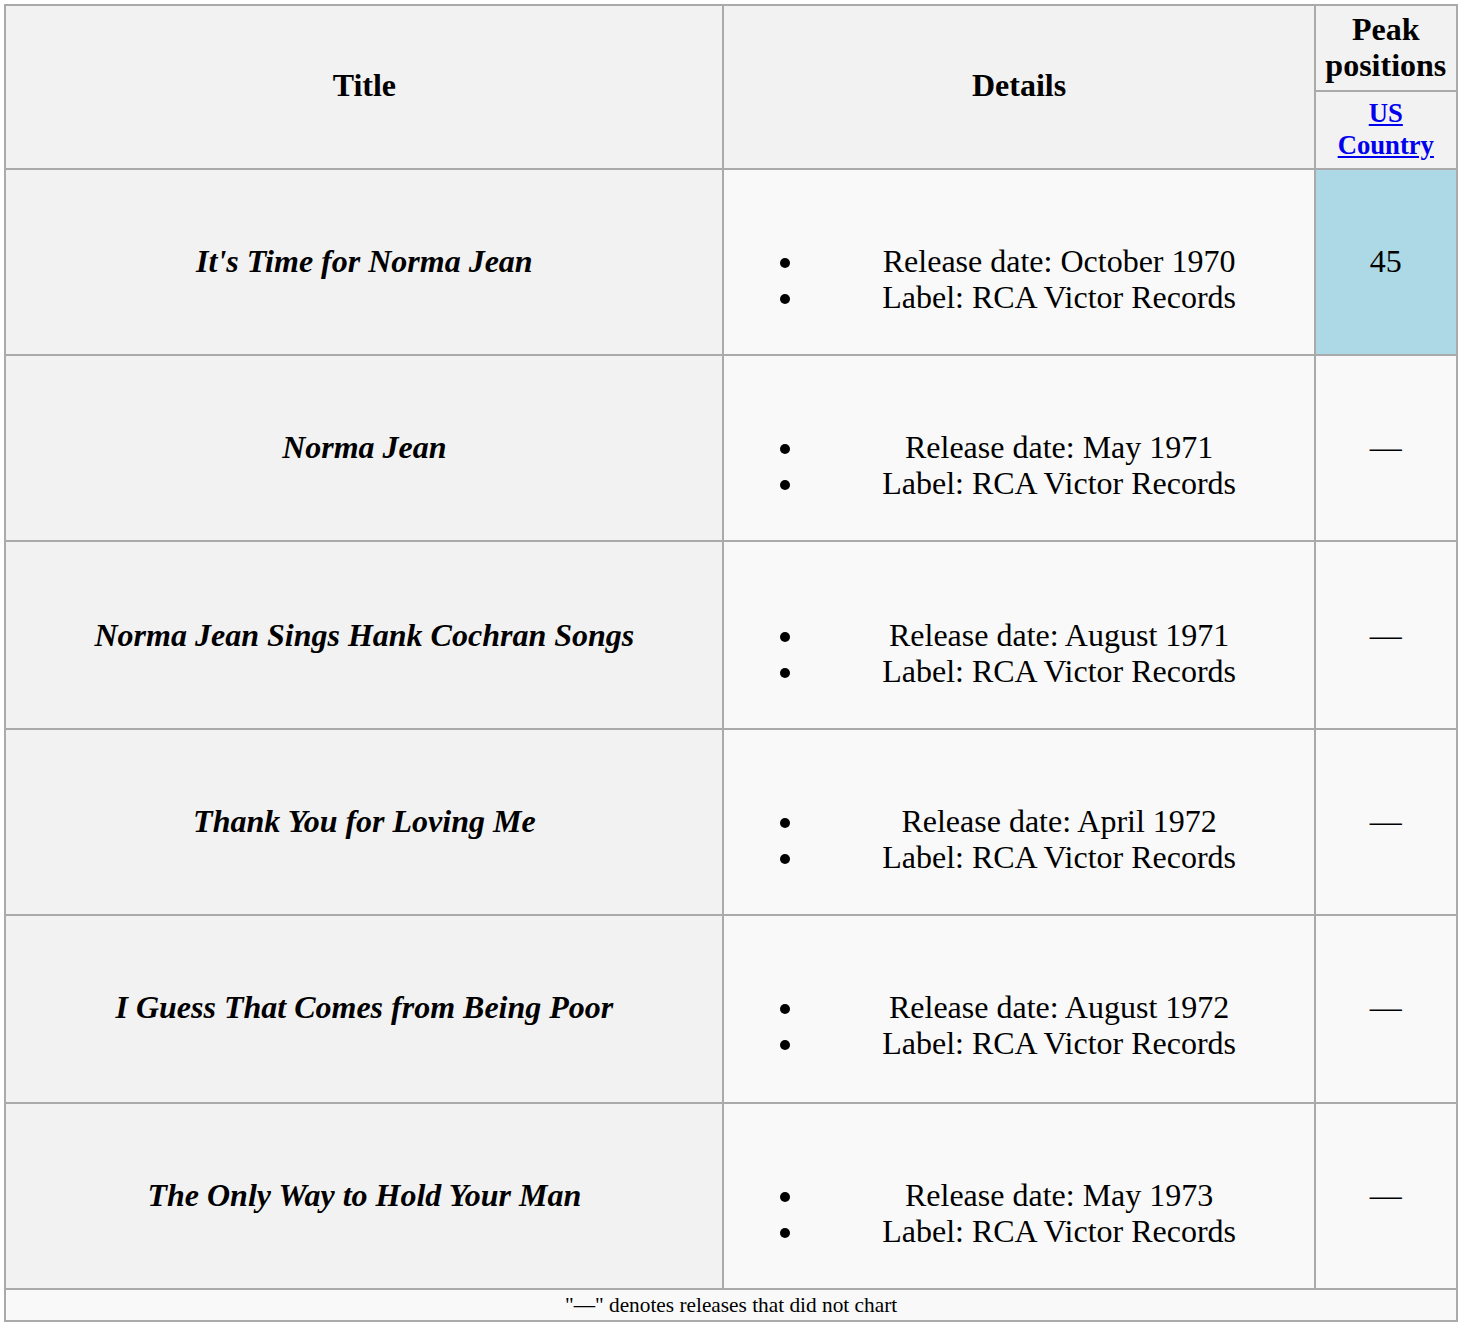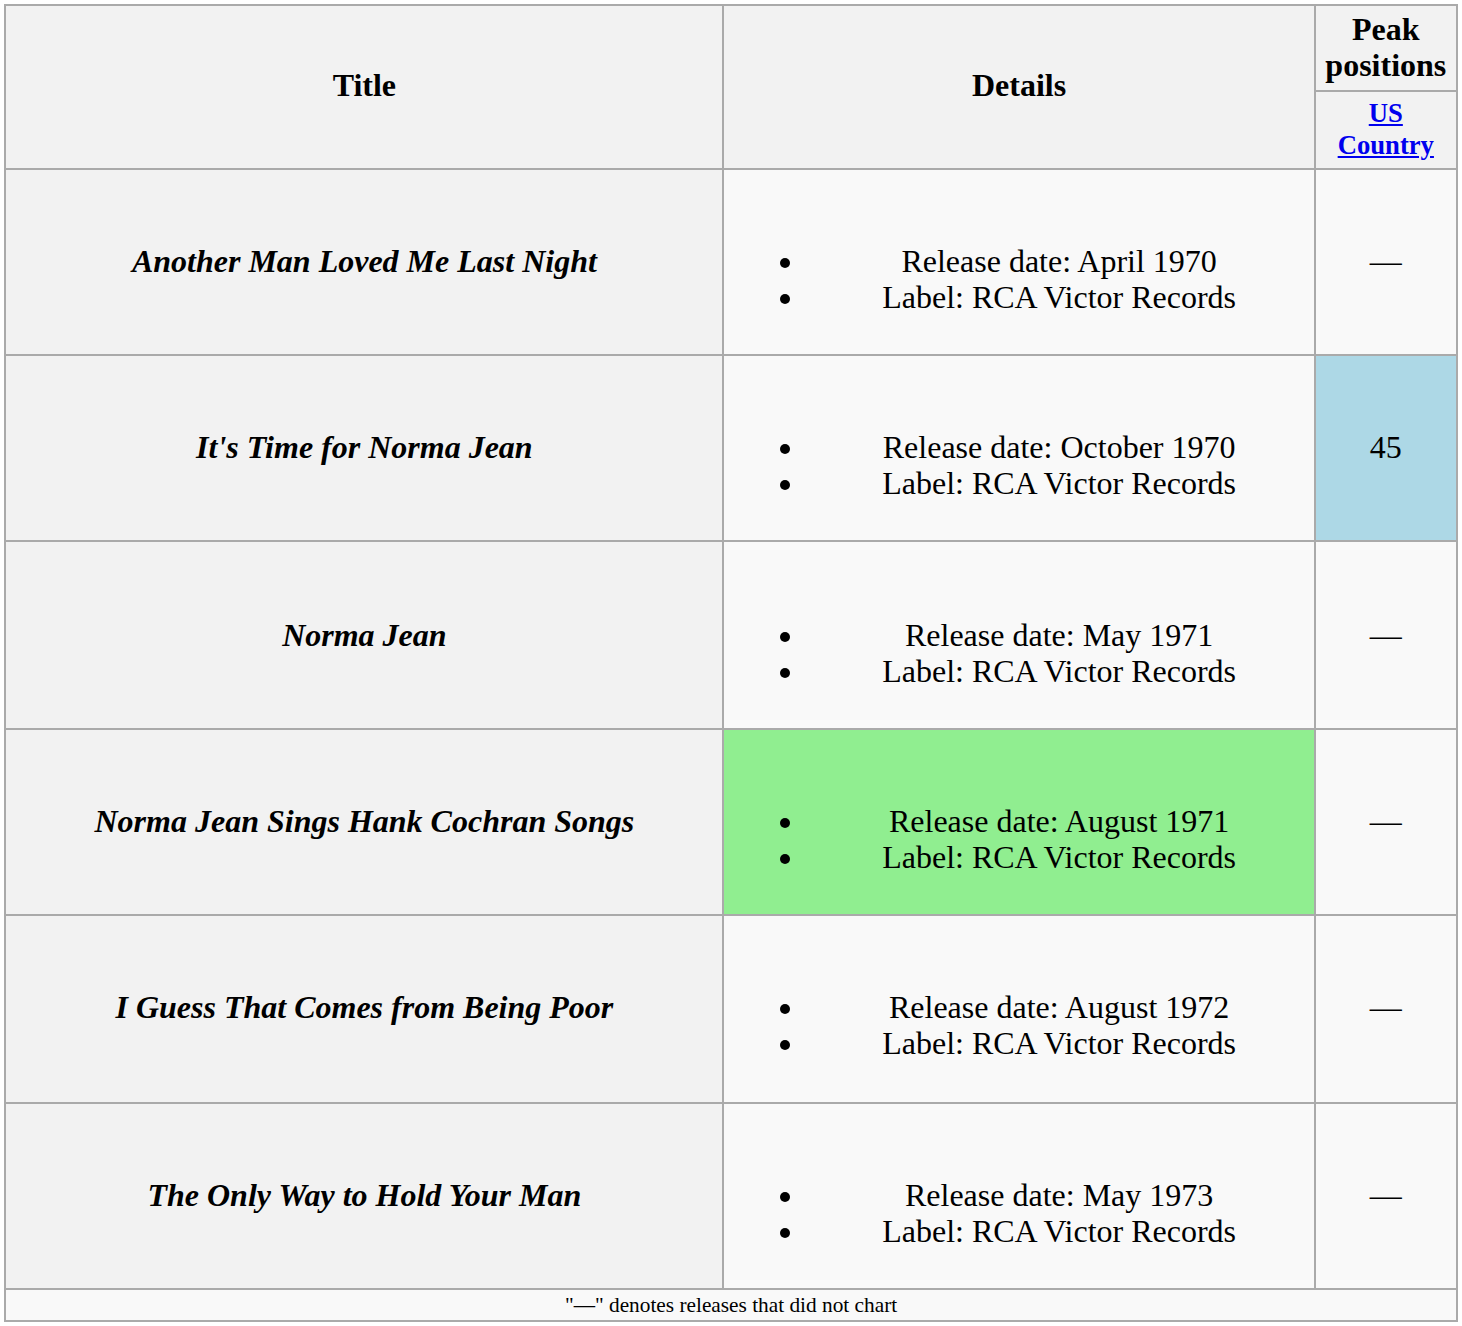+ row: (364, 261)
(1019, 653) no background -> (1019, 840) lightgreen background
- row: (364, 821)
